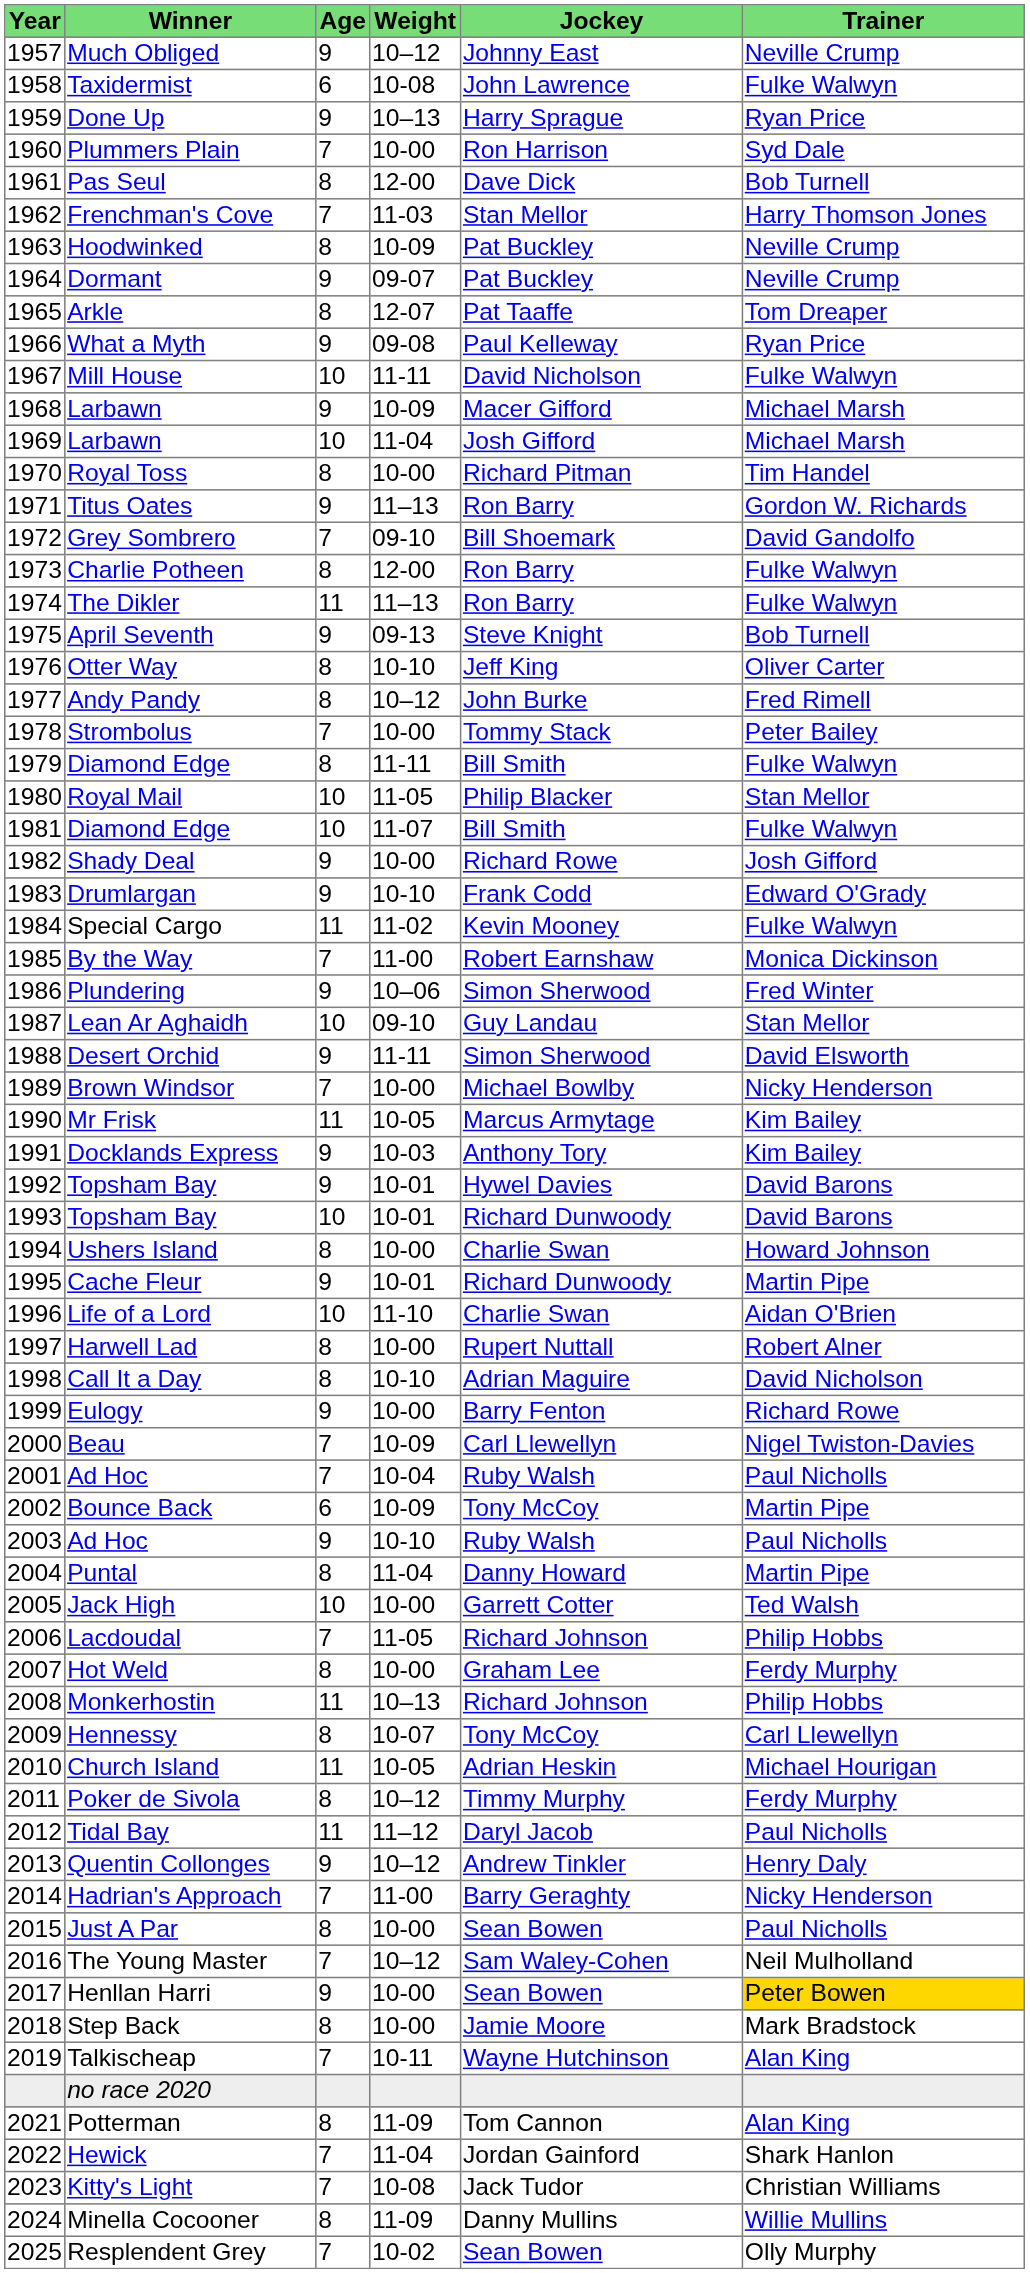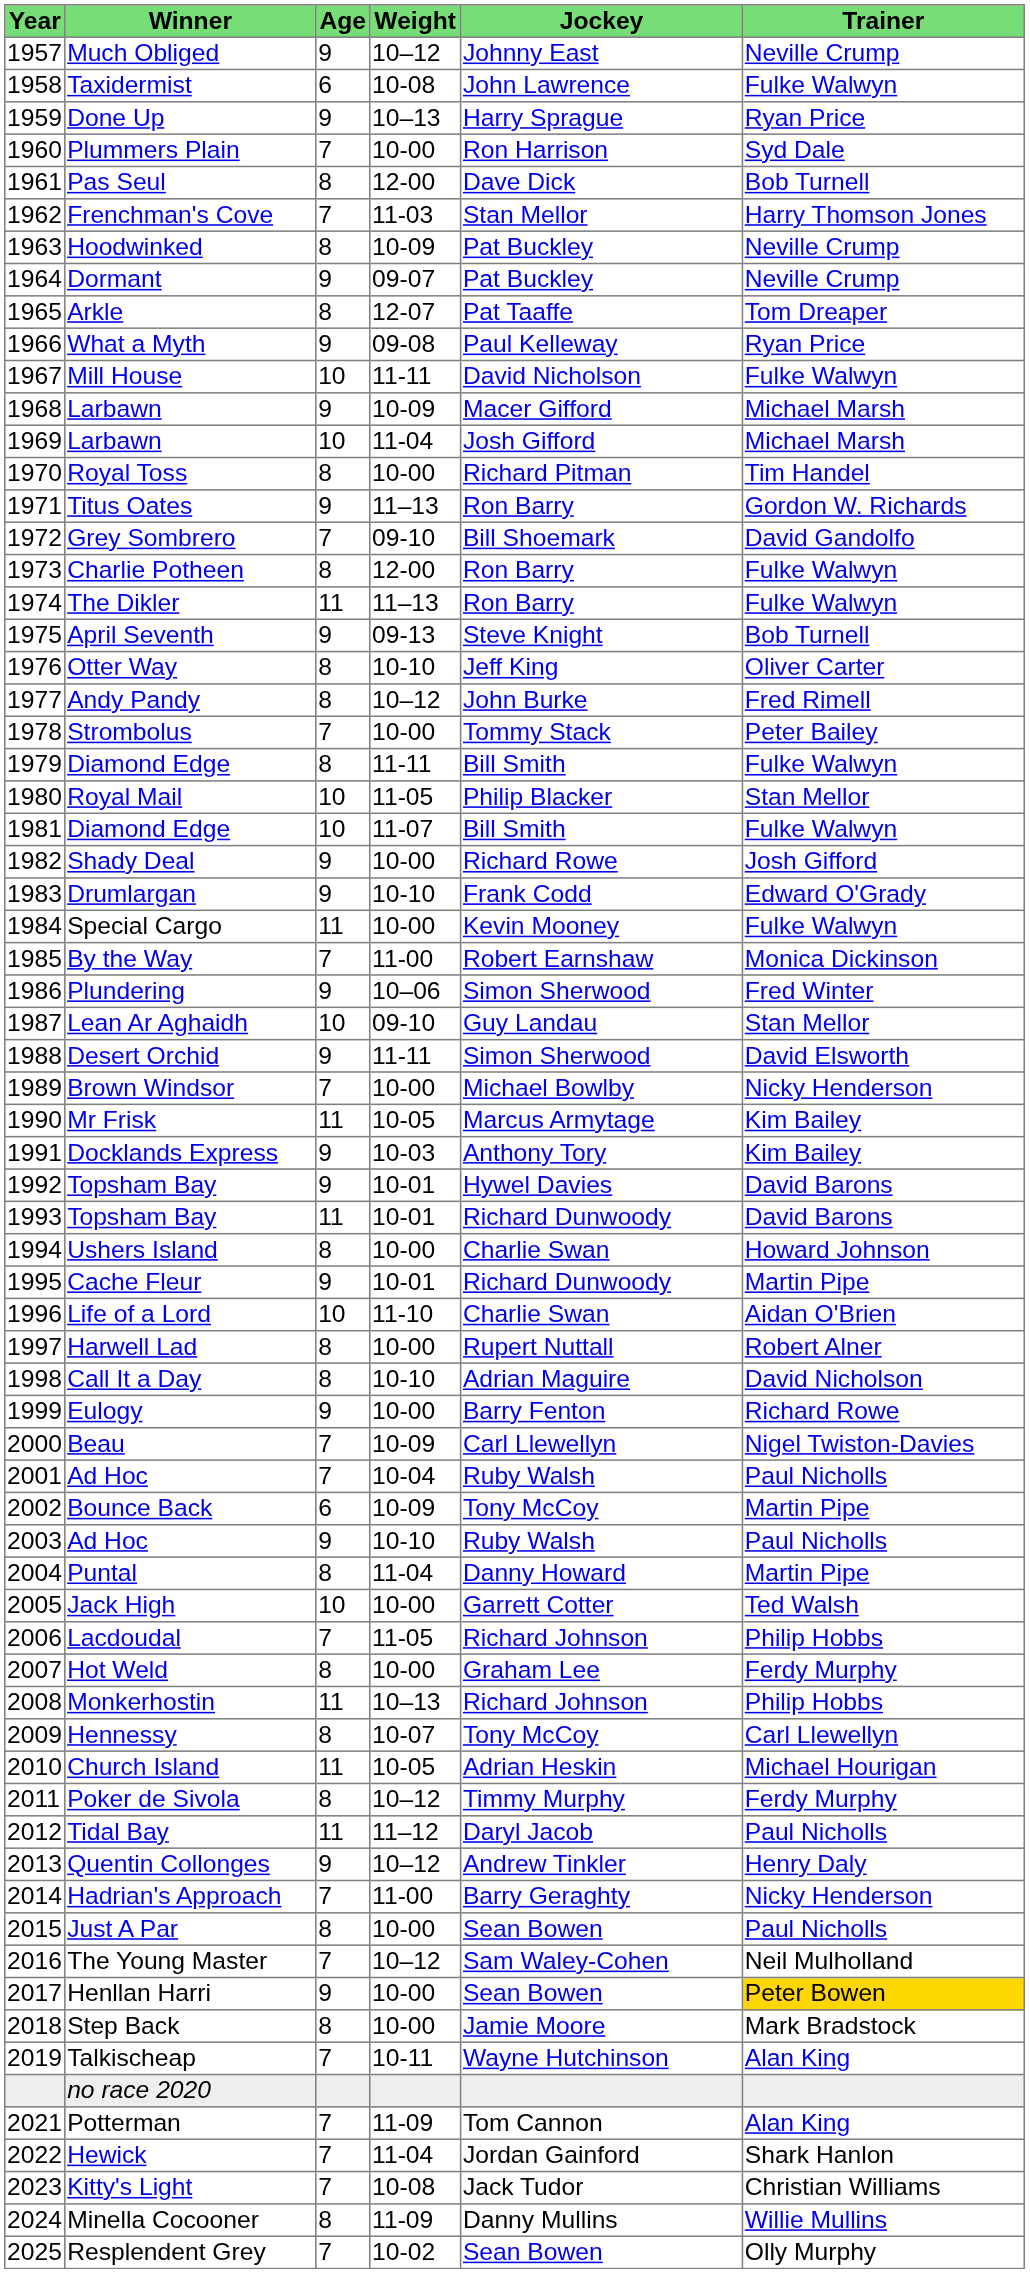(403, 926) 11-02 -> (404, 926) 10-00
(332, 1217) 10 -> (331, 1217) 11
(325, 2122) 8 -> (325, 2122) 7
